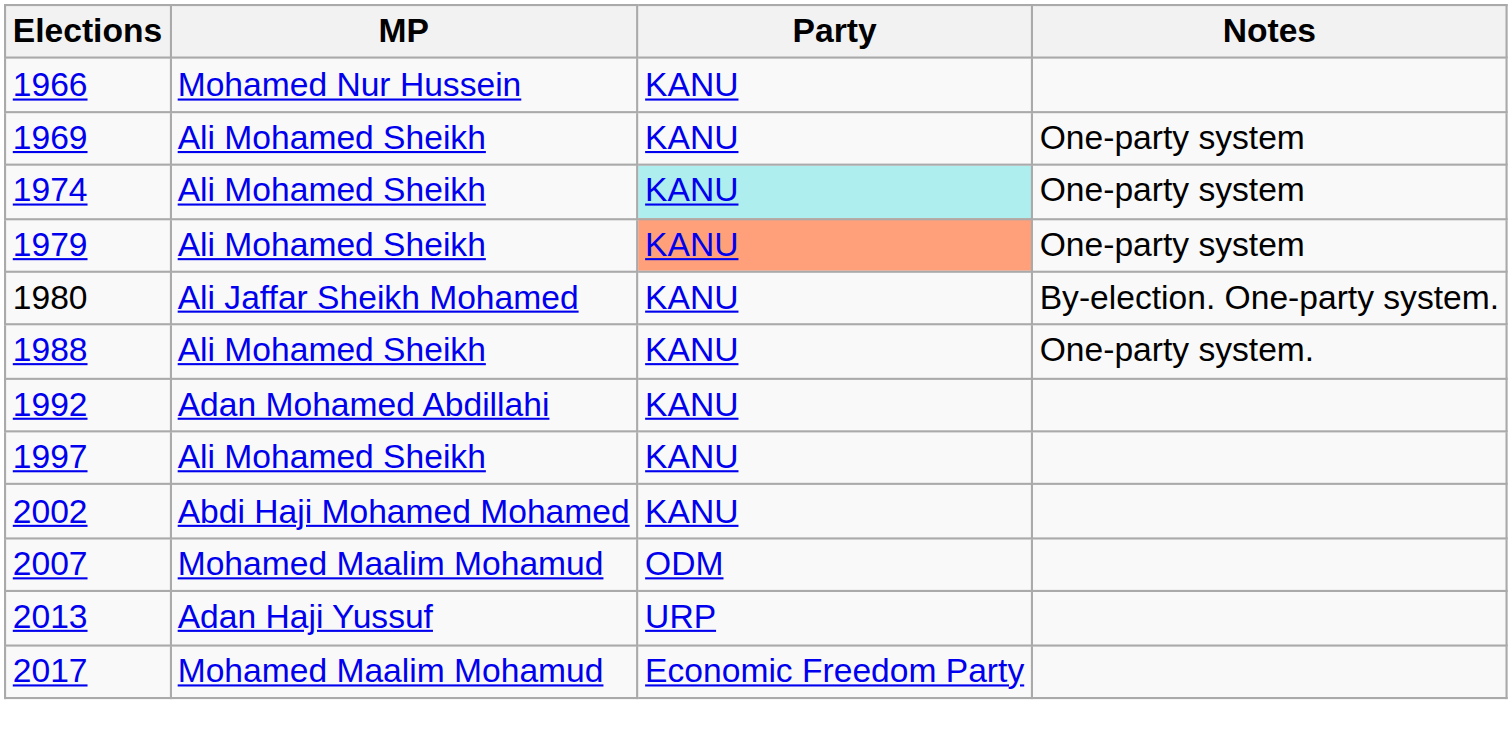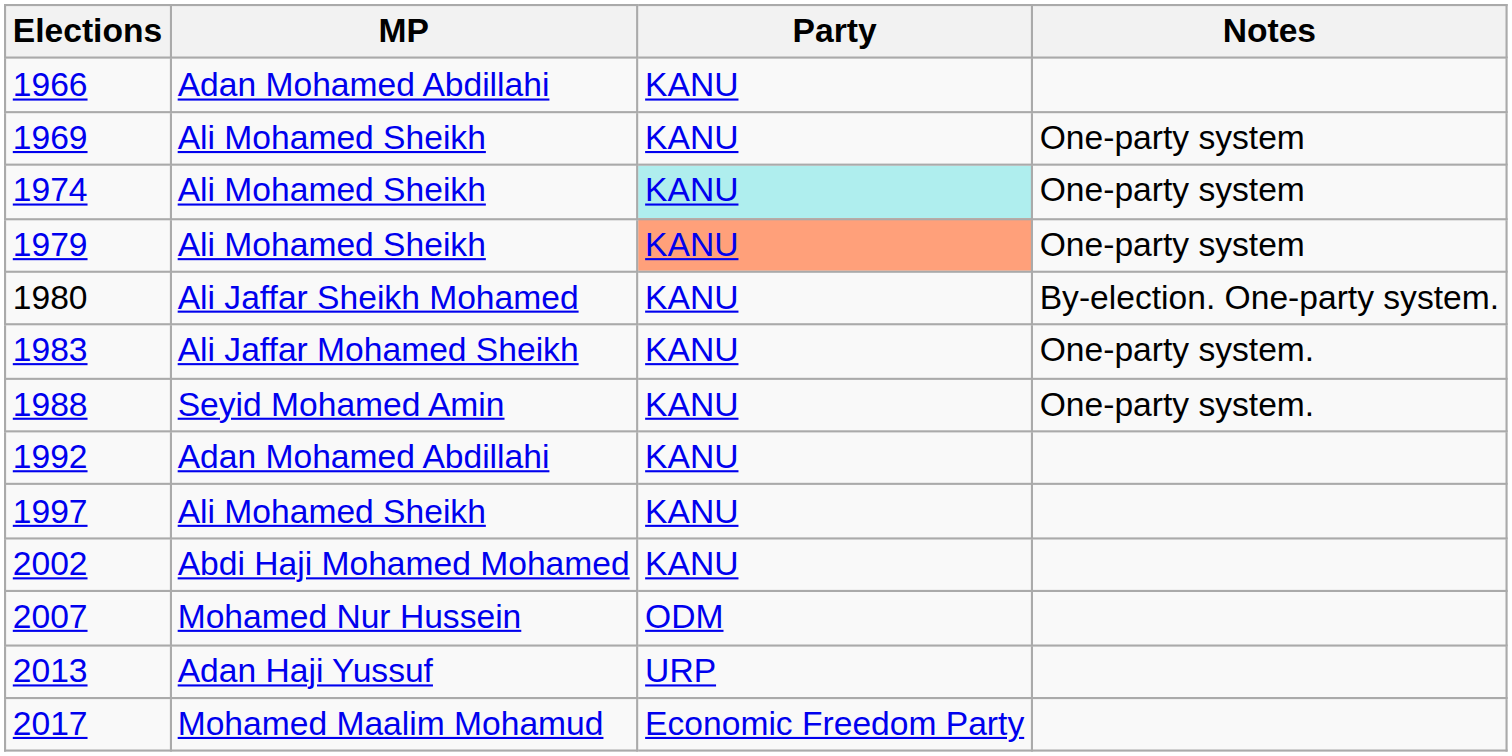(349, 84) Mohamed Nur Hussein -> (364, 84) Adan Mohamed Abdillahi
+ row: (50, 350)
(332, 350) Ali Mohamed Sheikh -> (341, 404) Seyid Mohamed Amin
(391, 564) Mohamed Maalim Mohamud -> (349, 617) Mohamed Nur Hussein
